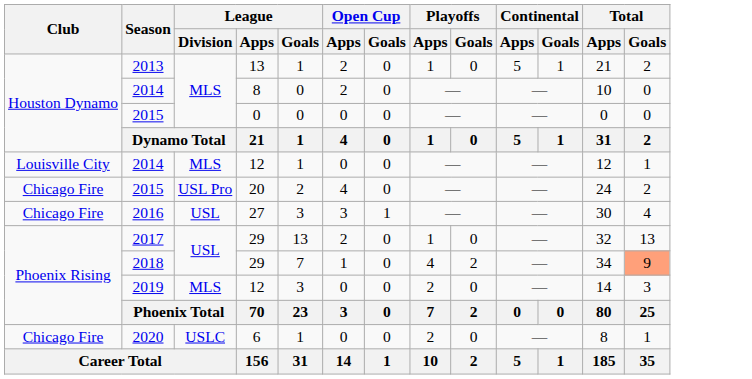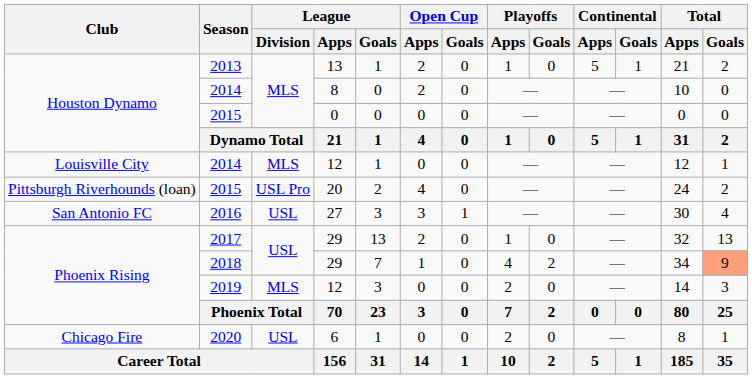(63, 189) Chicago Fire -> (102, 189) Pittsburgh Riverhounds (loan)
(63, 213) Chicago Fire -> (102, 213) San Antonio FC
(205, 336) USLC -> (283, 336) USL
